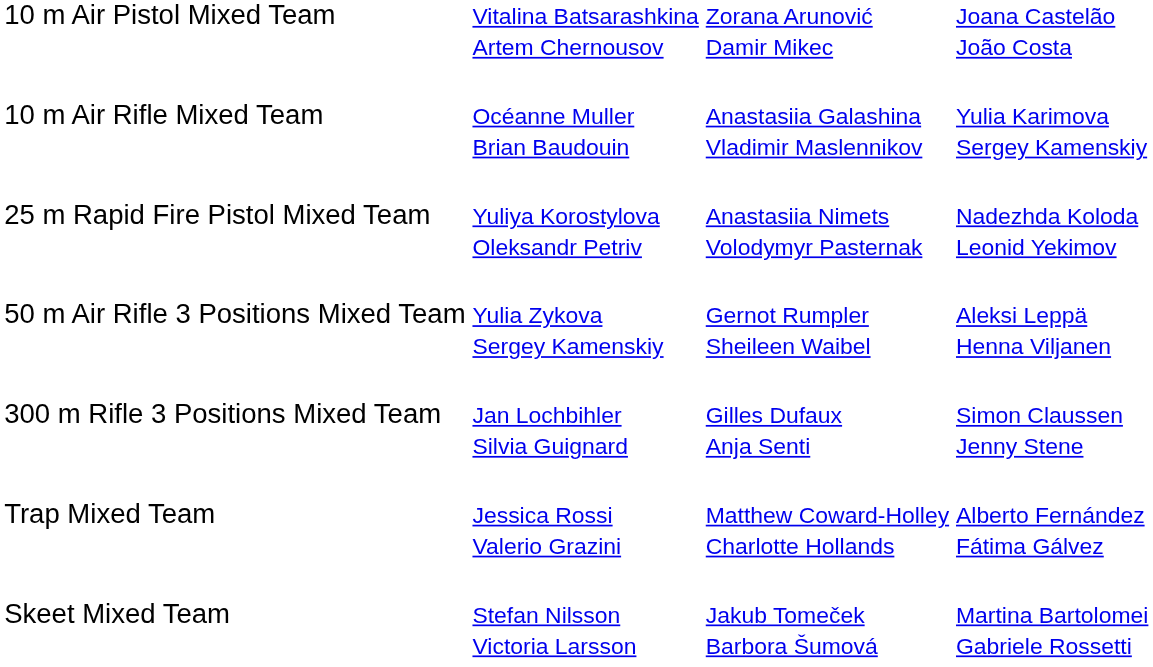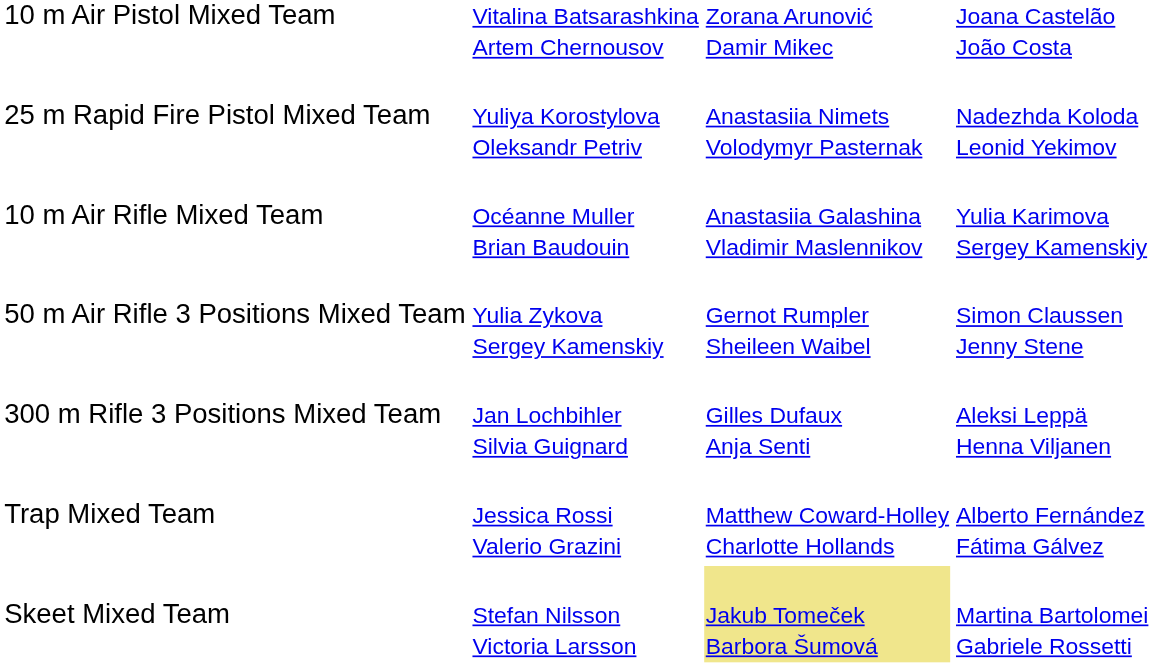rows swapped: (217, 214) <-> (164, 114)
(1034, 331) Aleksi Leppä Henna Viljanen -> (1039, 331) Simon Claussen Jenny Stene
(1039, 431) Simon Claussen Jenny Stene -> (1034, 431) Aleksi Leppä Henna Viljanen
(792, 630) no background -> (792, 630) khaki background
